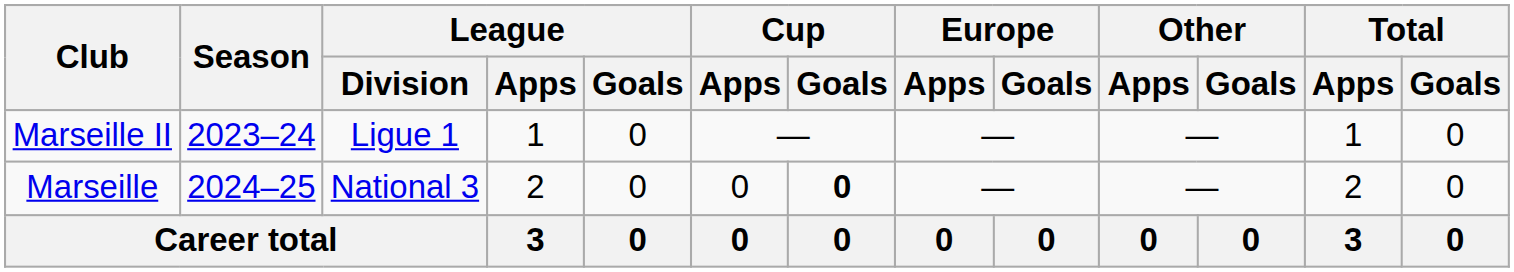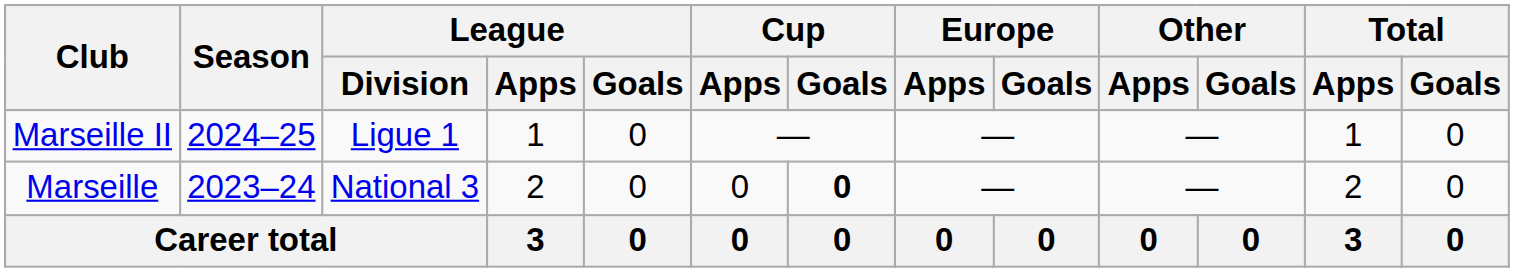(251, 135) 2023–24 -> (251, 135) 2024–25
(251, 187) 2024–25 -> (251, 187) 2023–24
